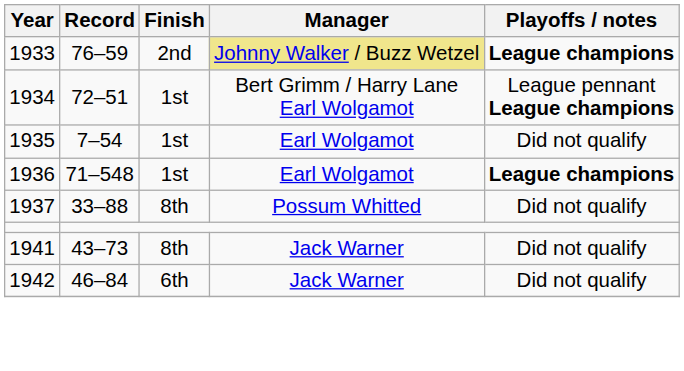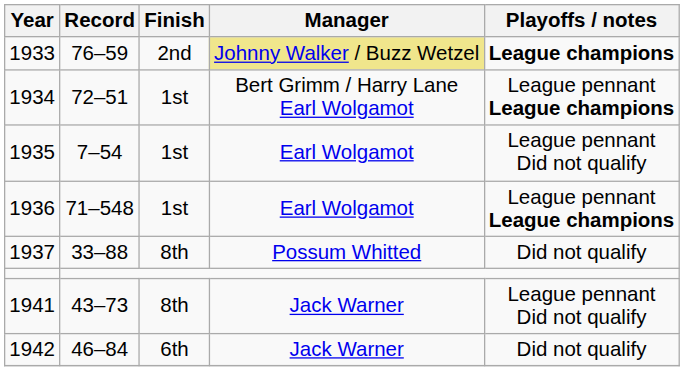(582, 141) Did not qualify -> (582, 152) League pennant Did not qualify
(582, 173) League champions -> (582, 208) League pennant League champions
(582, 248) Did not qualify -> (582, 305) League pennant Did not qualify
